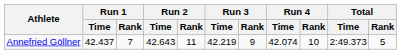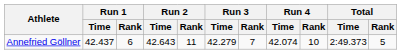(130, 42) 7 -> (130, 42) 6
(222, 42) 42.219 -> (222, 42) 42.279
(252, 42) 9 -> (252, 42) 7
